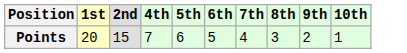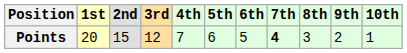+ column: (157, 16)
(243, 37) normal -> (275, 37) bold
